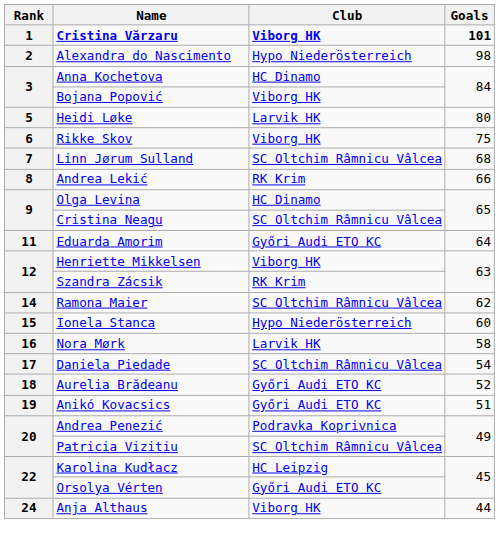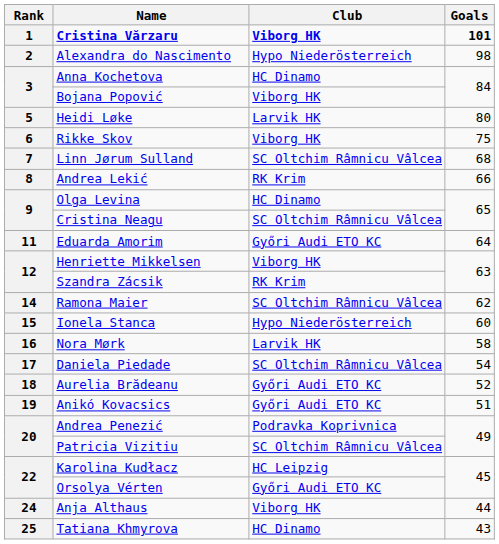+ row: (117, 529)
